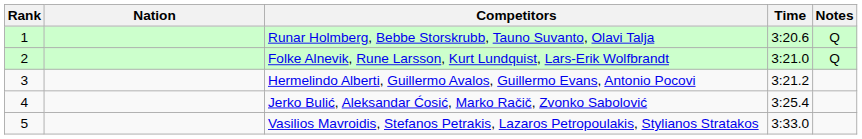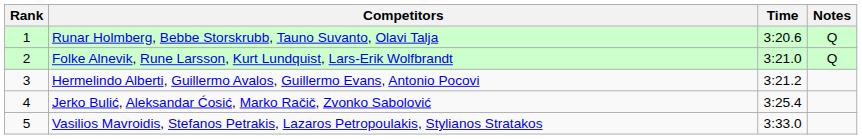- column: (155, 15)
